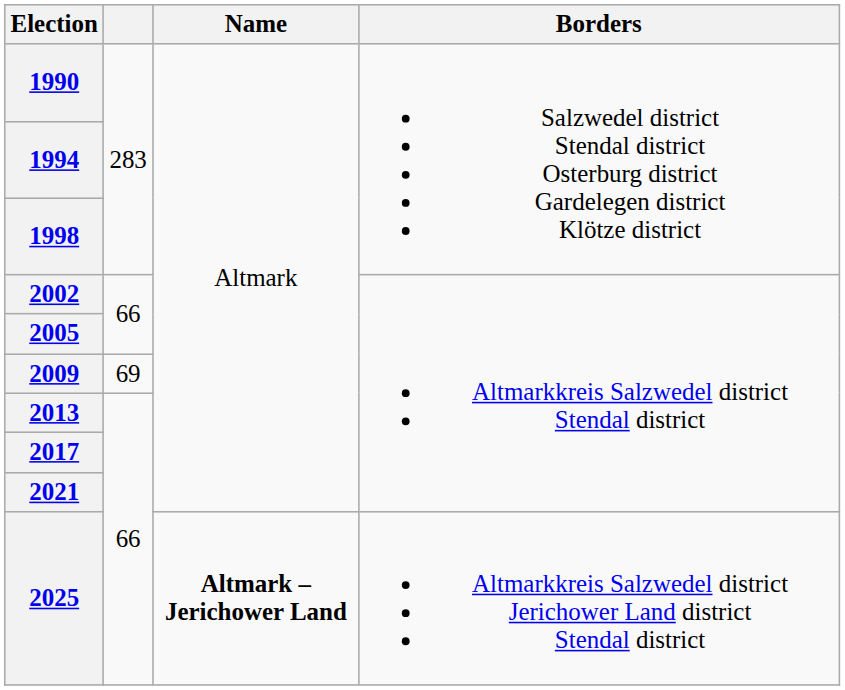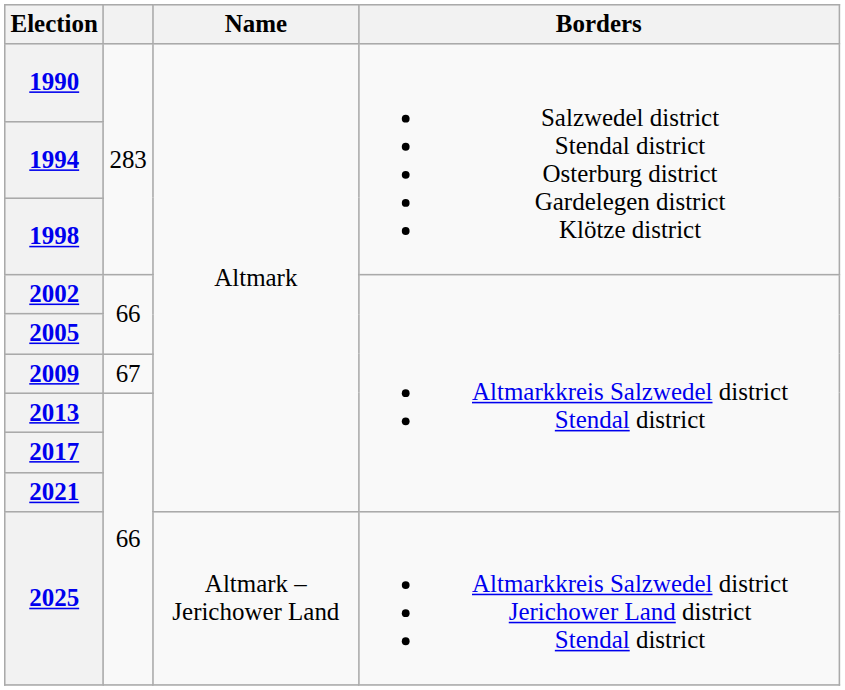(128, 372) 69 -> (128, 372) 67
(256, 598) bold -> (256, 598) normal
